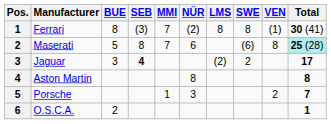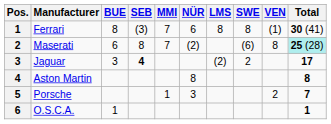(193, 29) (2) -> (193, 29) 6
(115, 46) 5 -> (115, 46) 6
(193, 46) 6 -> (193, 46) (2)
(115, 111) 2 -> (115, 111) 1
